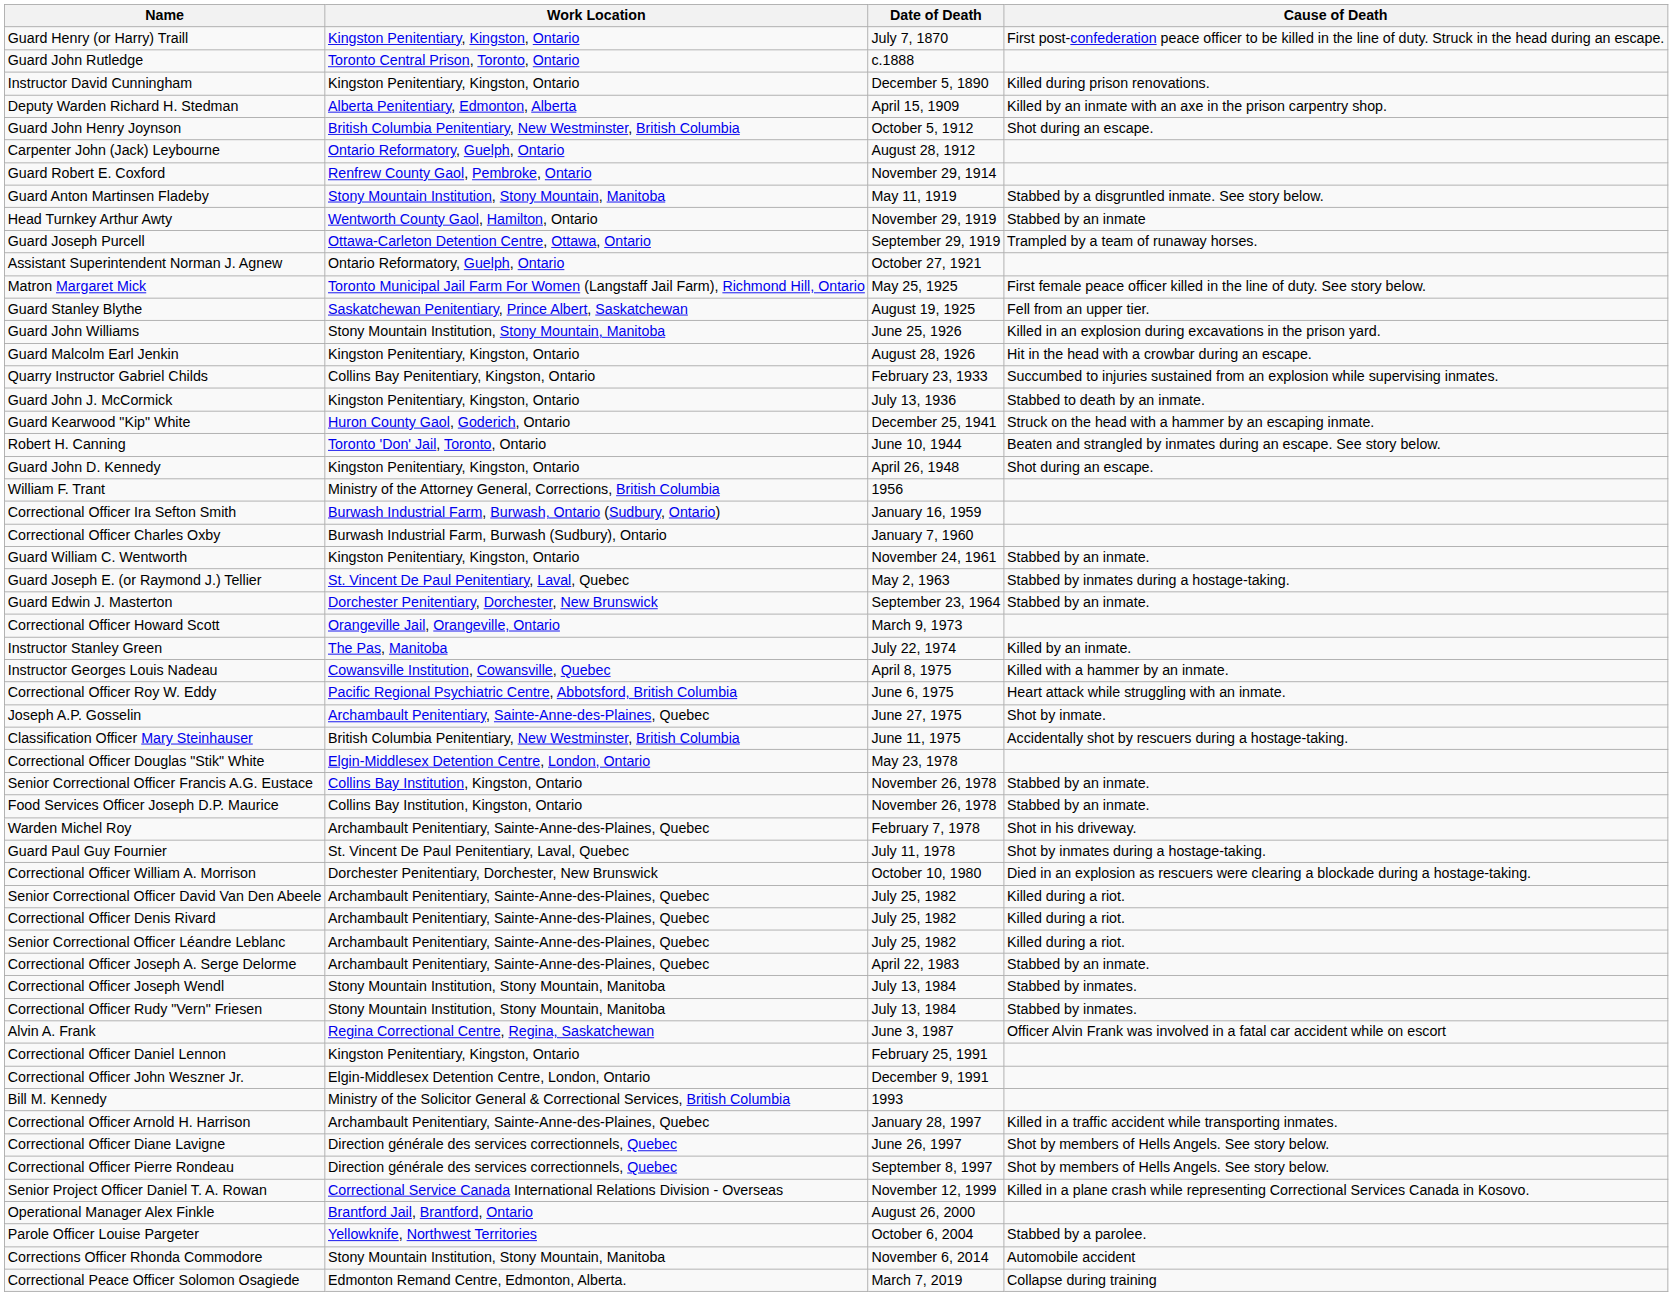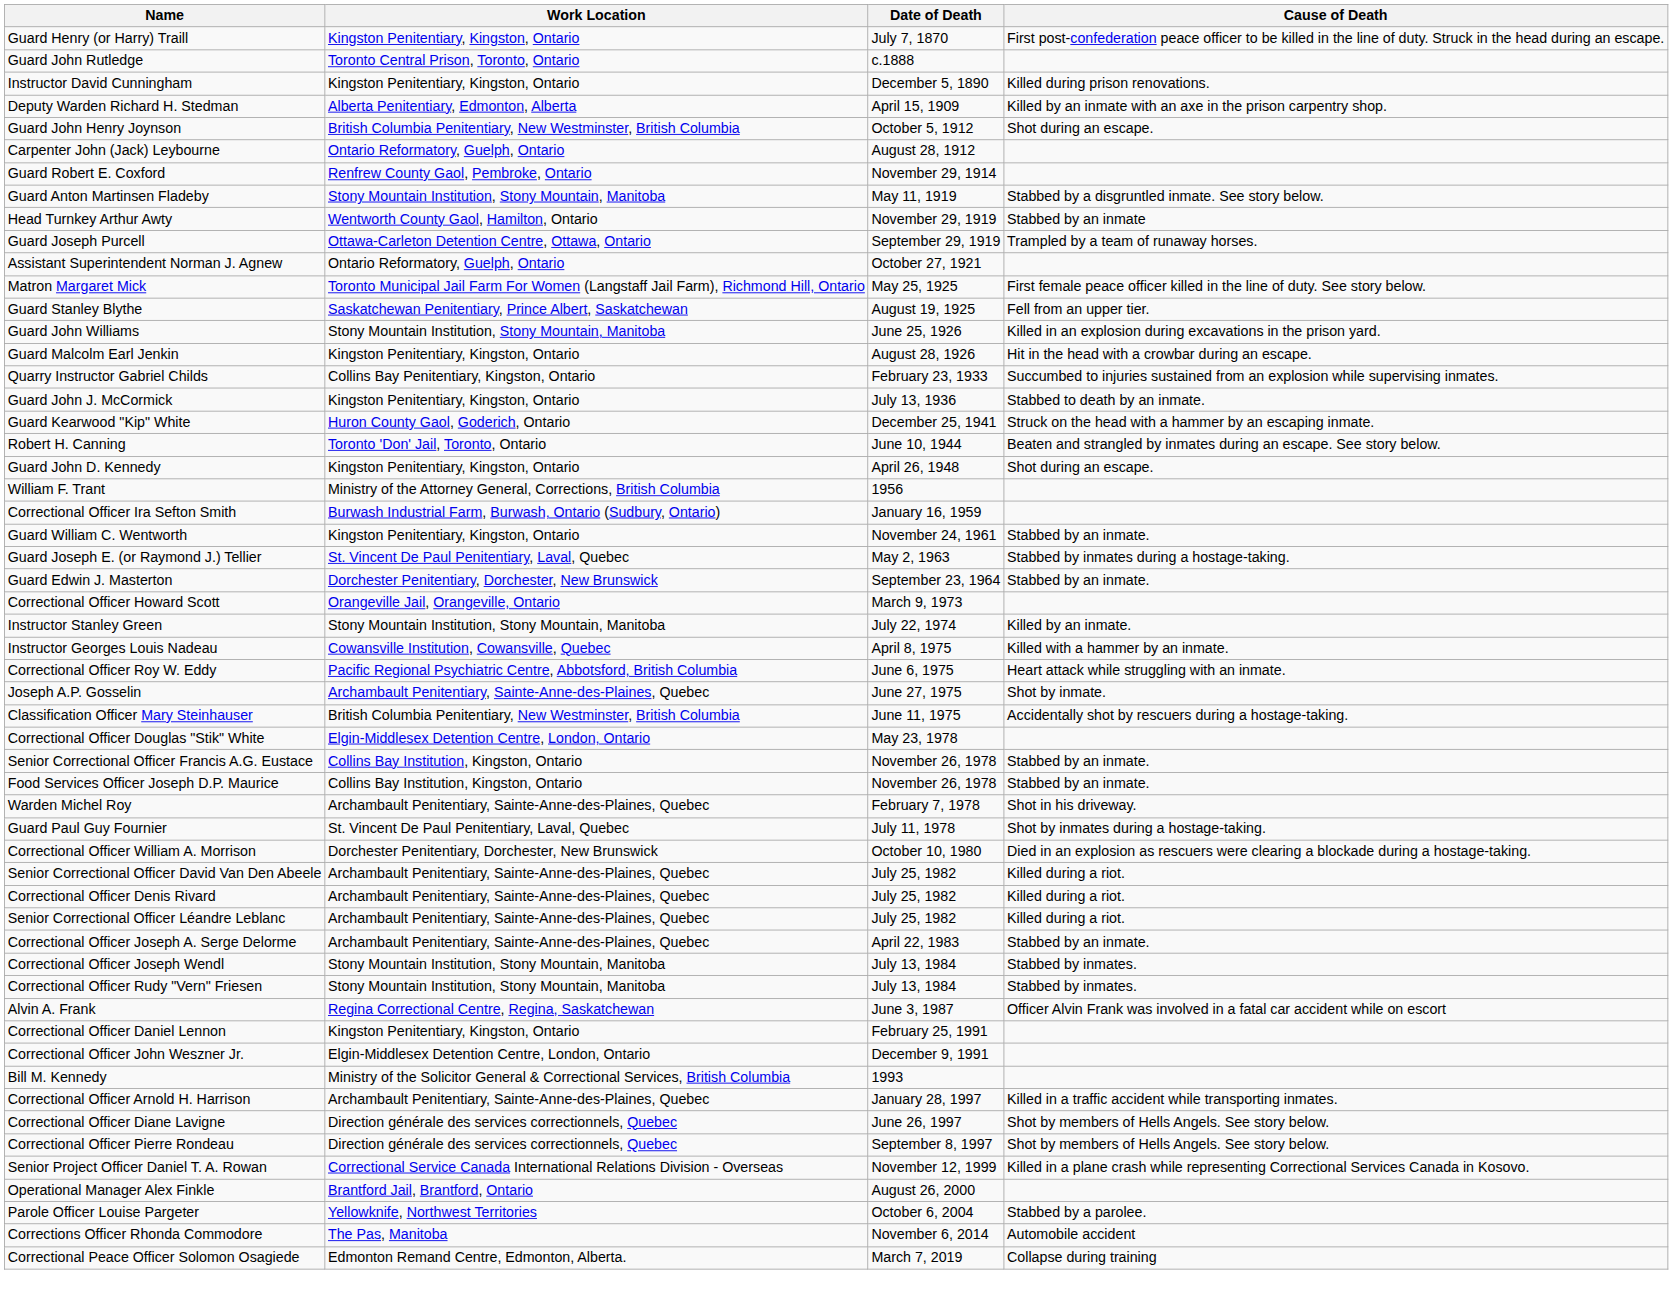- row: (114, 535)
(388, 648) The Pas, Manitoba -> (497, 625) Stony Mountain Institution, Stony Mountain, Manitoba
(497, 1257) Stony Mountain Institution, Stony Mountain, Manitoba -> (388, 1235) The Pas, Manitoba
